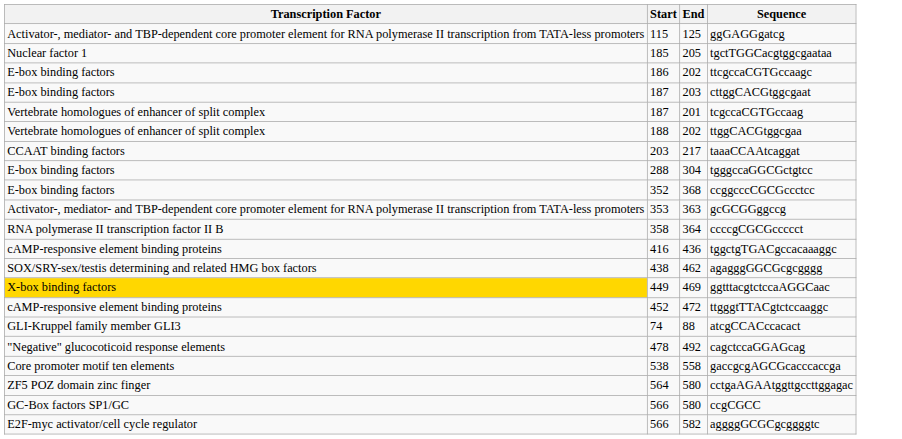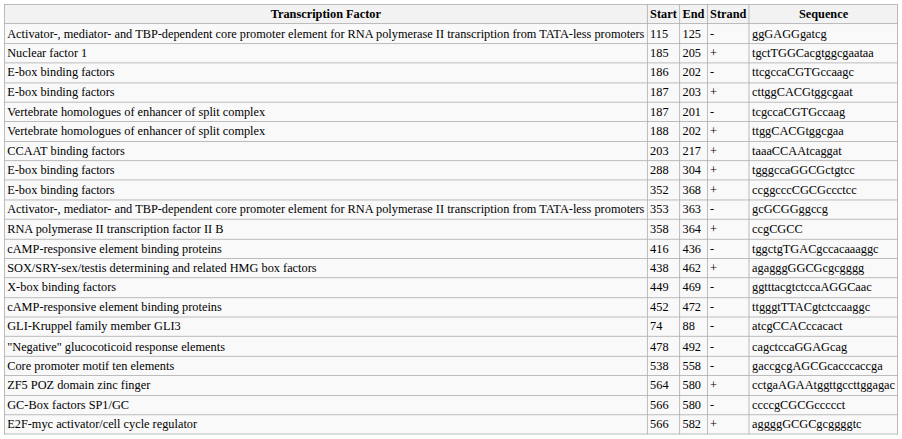+ column: (728, 14)
(757, 229) ccccgCGCGccccct -> (777, 229) ccgCGCC
(62, 287) gold background -> (62, 287) no background
(735, 405) ccgCGCC -> (799, 405) ccccgCGCGccccct
